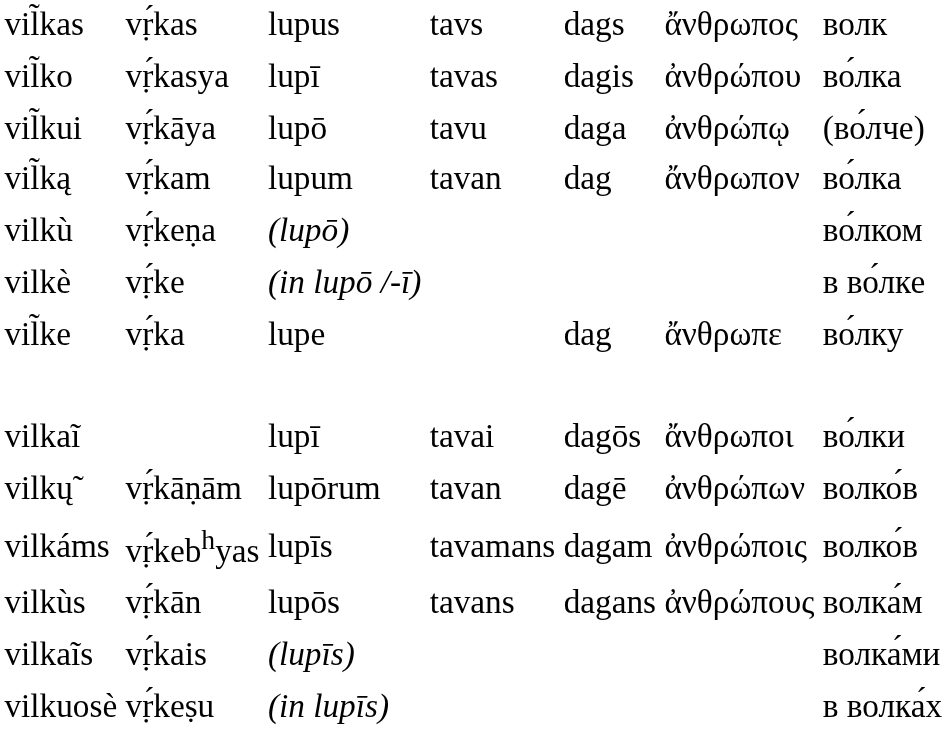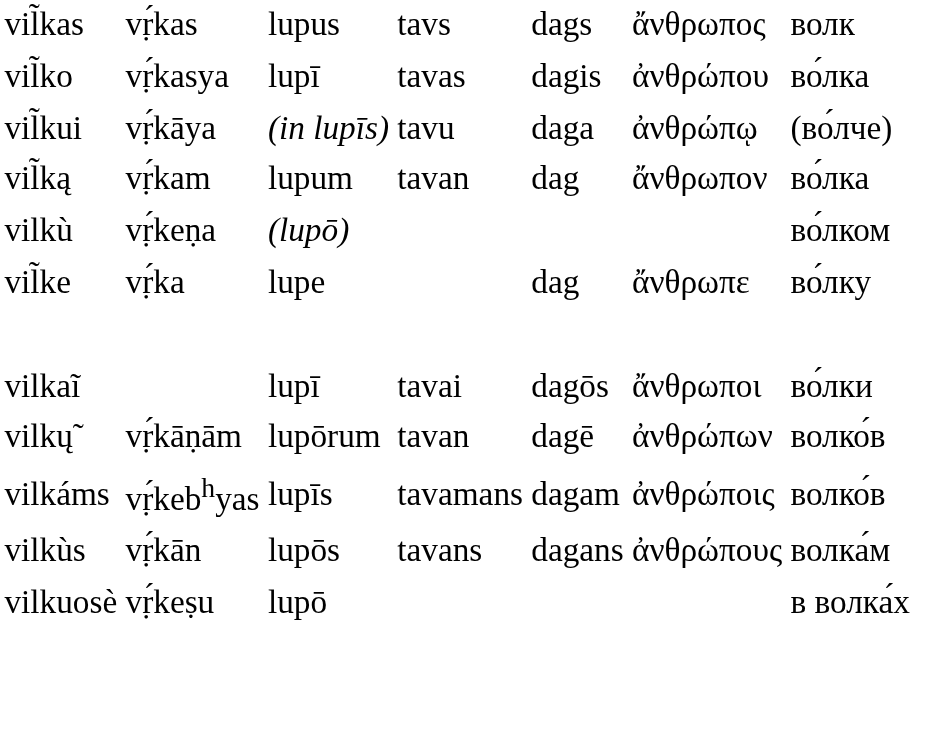(297, 127) lupō -> (328, 127) (in lupīs)
- row: (38, 282)
- row: (49, 654)
(328, 705) (in lupīs) -> (297, 602) lupō
